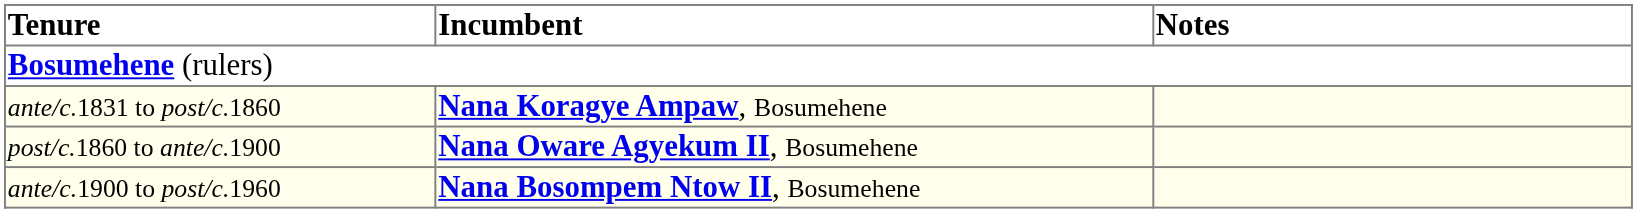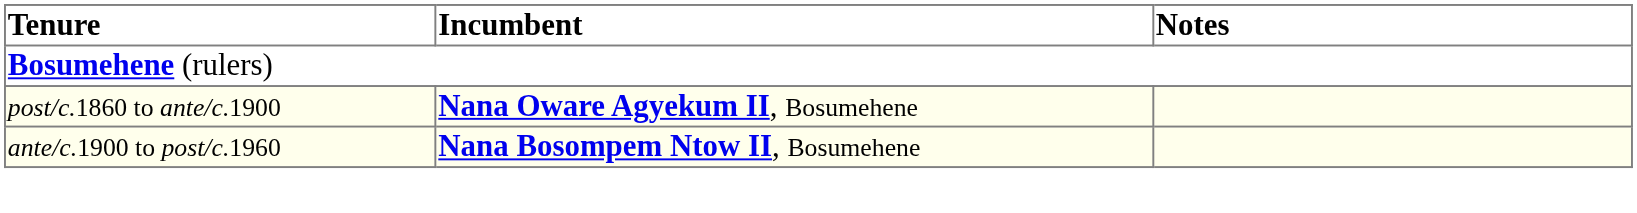- row: (144, 107)
